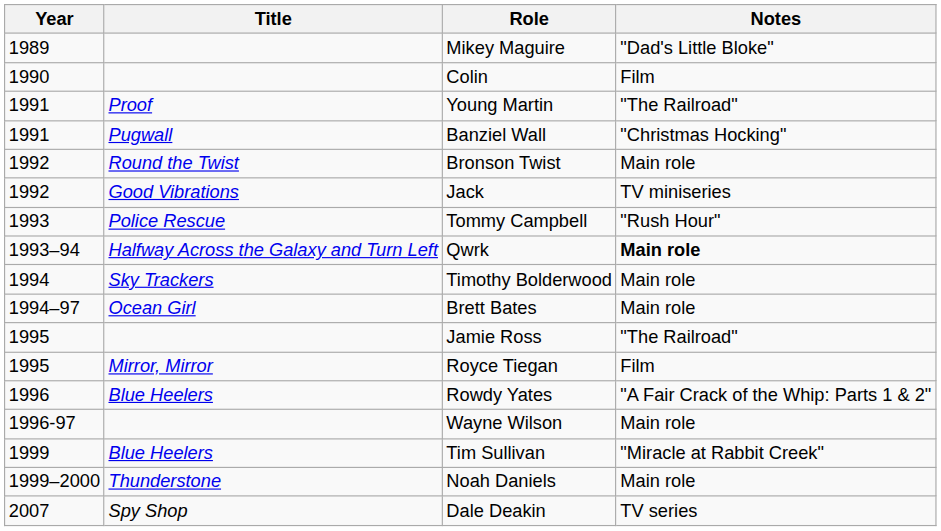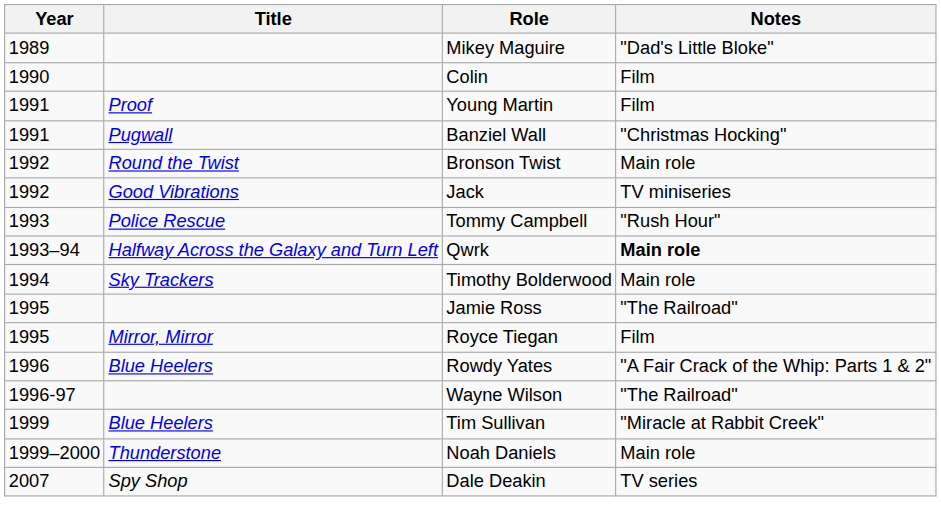(679, 105) "The Railroad" -> (638, 105) Film
- row: (491, 308)
(658, 423) Main role -> (679, 395) "The Railroad"
